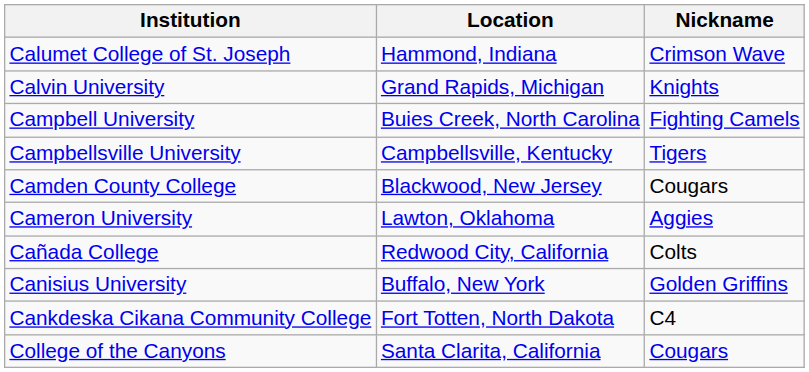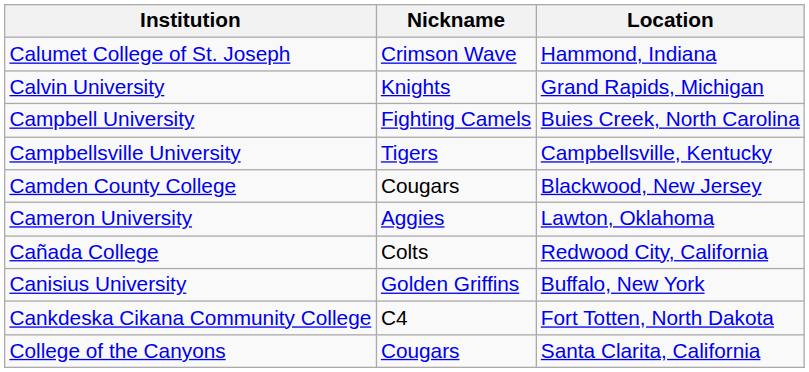columns swapped: (725, 20) <-> (510, 20)
